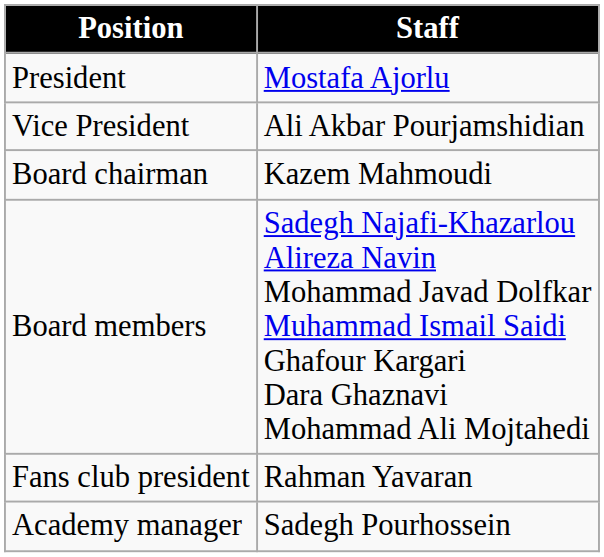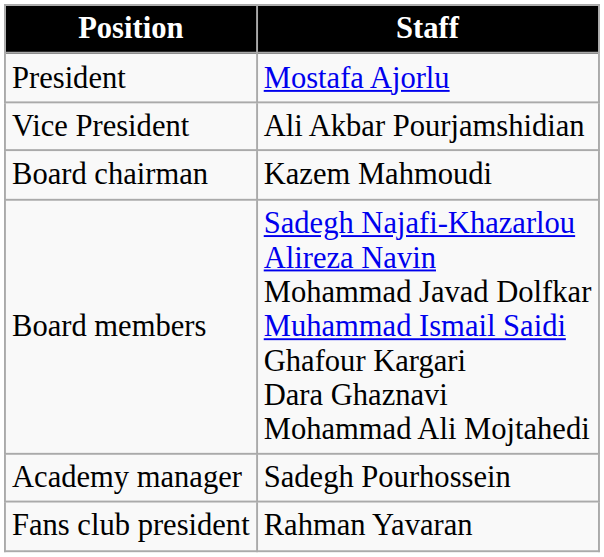rows swapped: (131, 477) <-> (127, 525)
